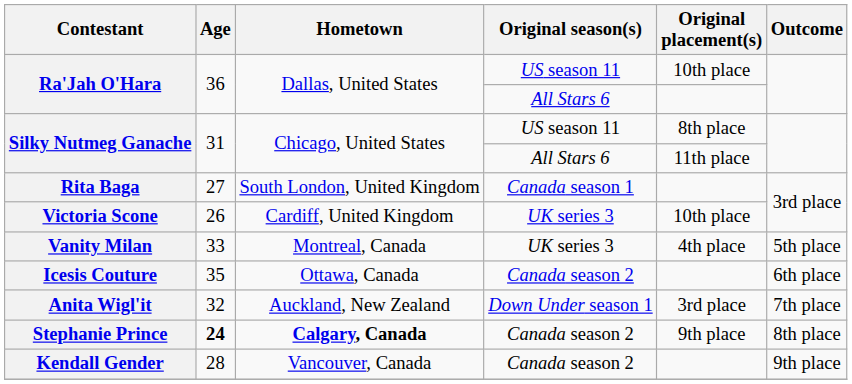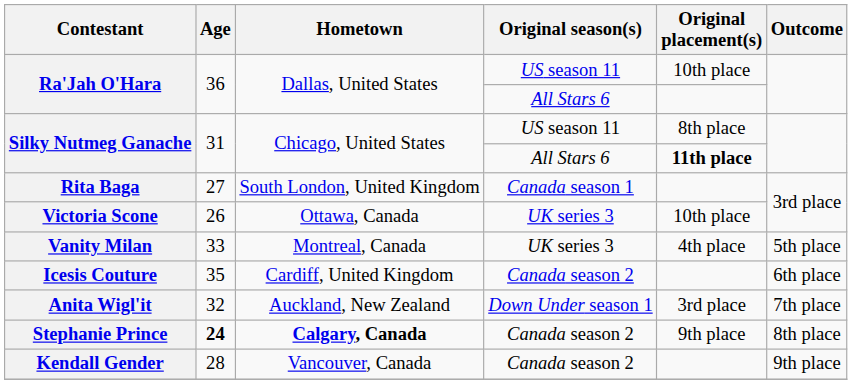(712, 157) normal -> (712, 157) bold
(360, 216) Cardiff, United Kingdom -> (360, 216) Ottawa, Canada
(360, 275) Ottawa, Canada -> (360, 275) Cardiff, United Kingdom
